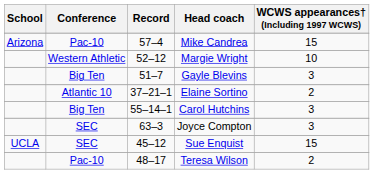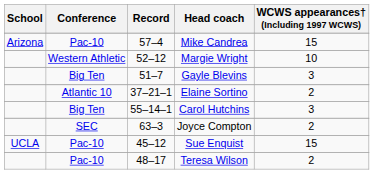(311, 127) 3 -> (311, 127) 2
(87, 144) SEC -> (87, 144) Pac-10
